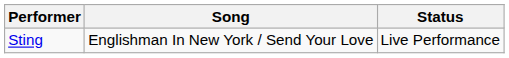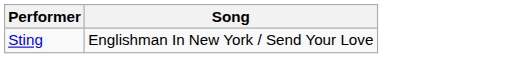- column: (440, 16)
